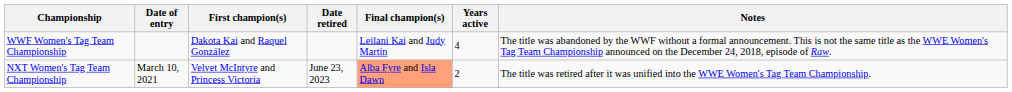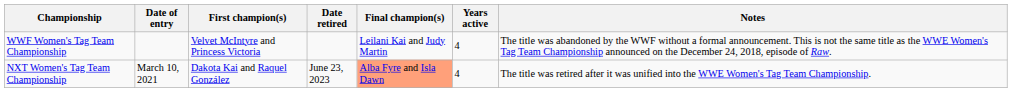(239, 46) Dakota Kai and Raquel González -> (233, 46) Velvet McIntyre and Princess Victoria
(233, 73) Velvet McIntyre and Princess Victoria -> (239, 73) Dakota Kai and Raquel González
(457, 73) 2 -> (457, 73) 4
